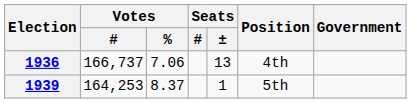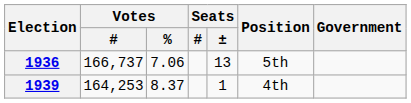(275, 63) 4th -> (275, 63) 5th
(275, 86) 5th -> (275, 86) 4th
